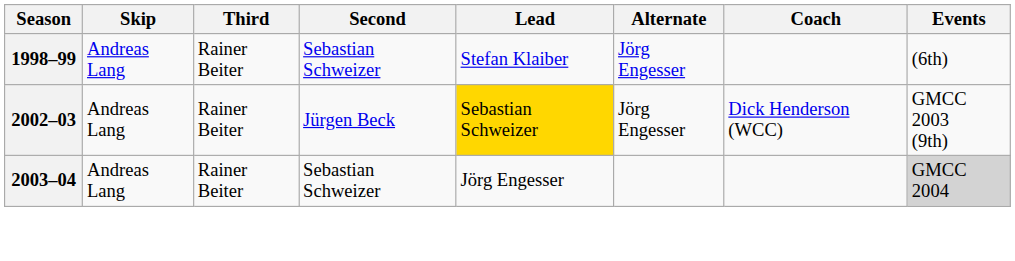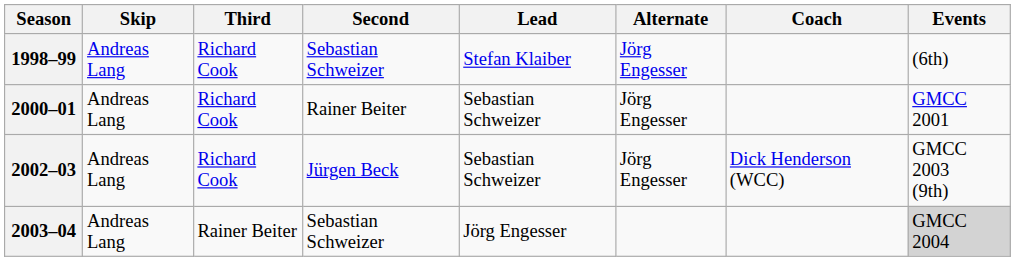(223, 59) Rainer Beiter -> (227, 59) Richard Cook
+ row: (44, 109)
(223, 119) Rainer Beiter -> (227, 170) Richard Cook
(499, 119) gold background -> (502, 170) no background
